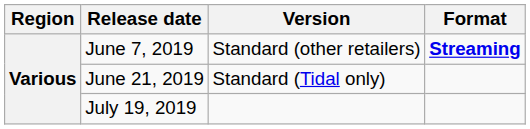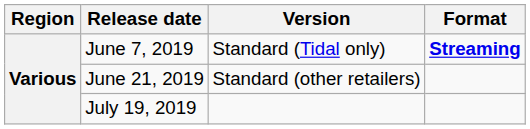(317, 49) Standard (other retailers) -> (299, 49) Standard (Tidal only)
(299, 78) Standard (Tidal only) -> (317, 78) Standard (other retailers)
